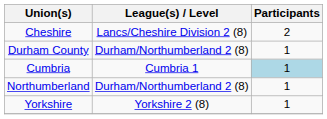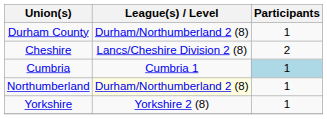rows swapped: (48, 50) <-> (48, 31)
(172, 86) no background -> (172, 86) lightyellow background
